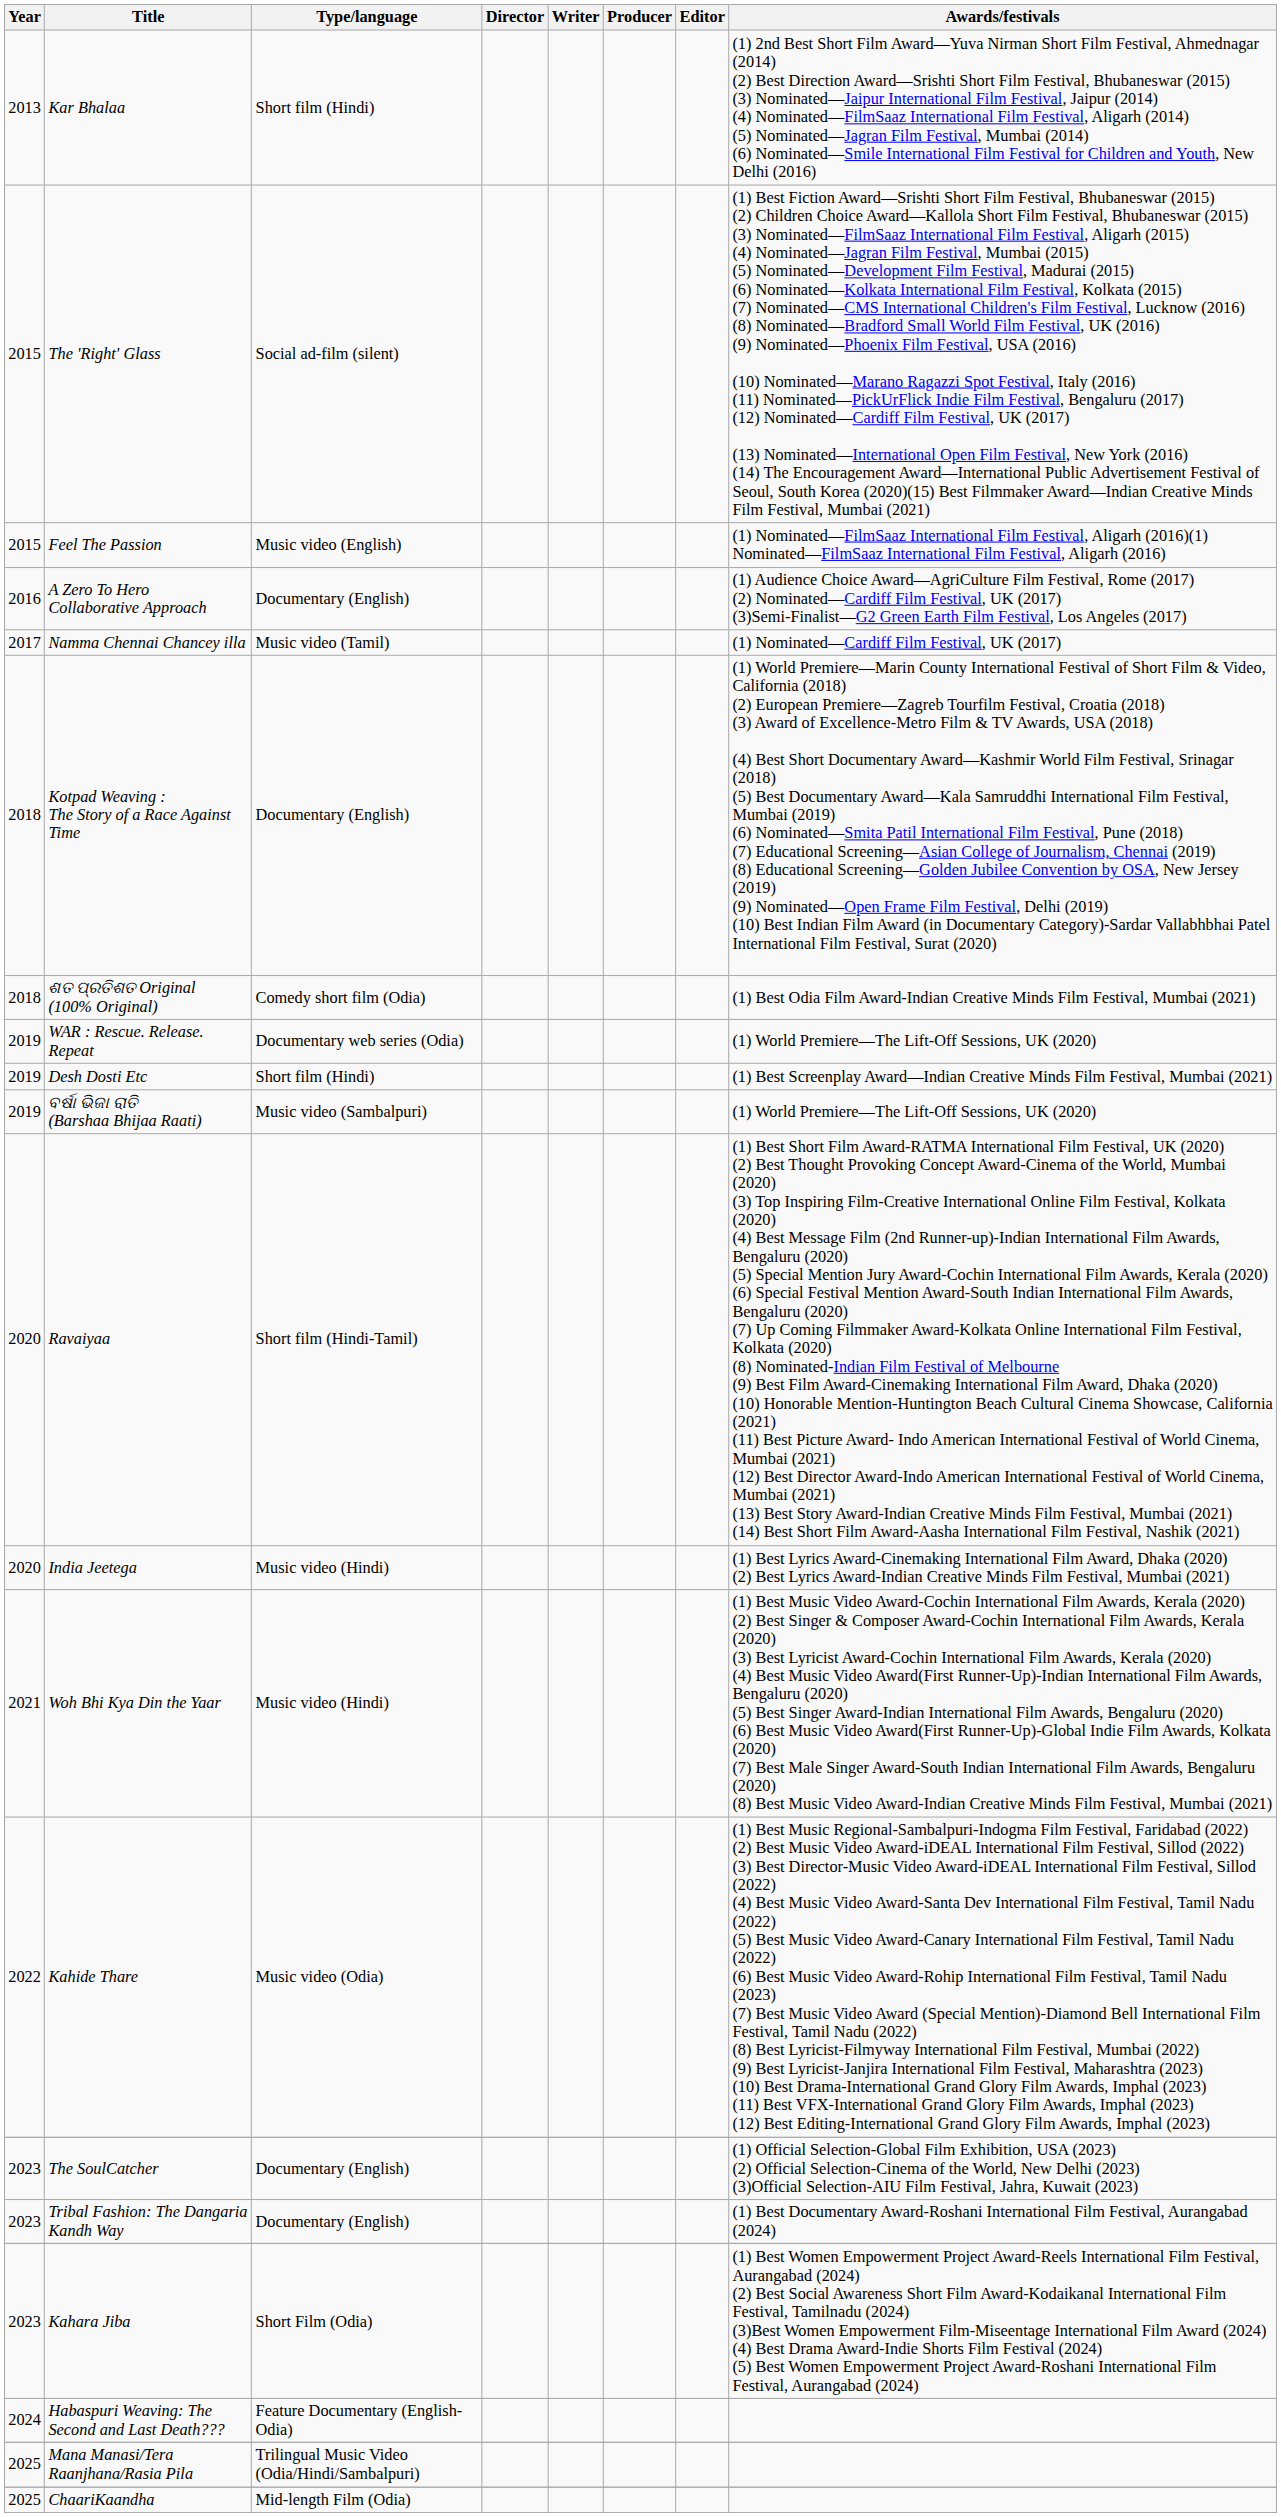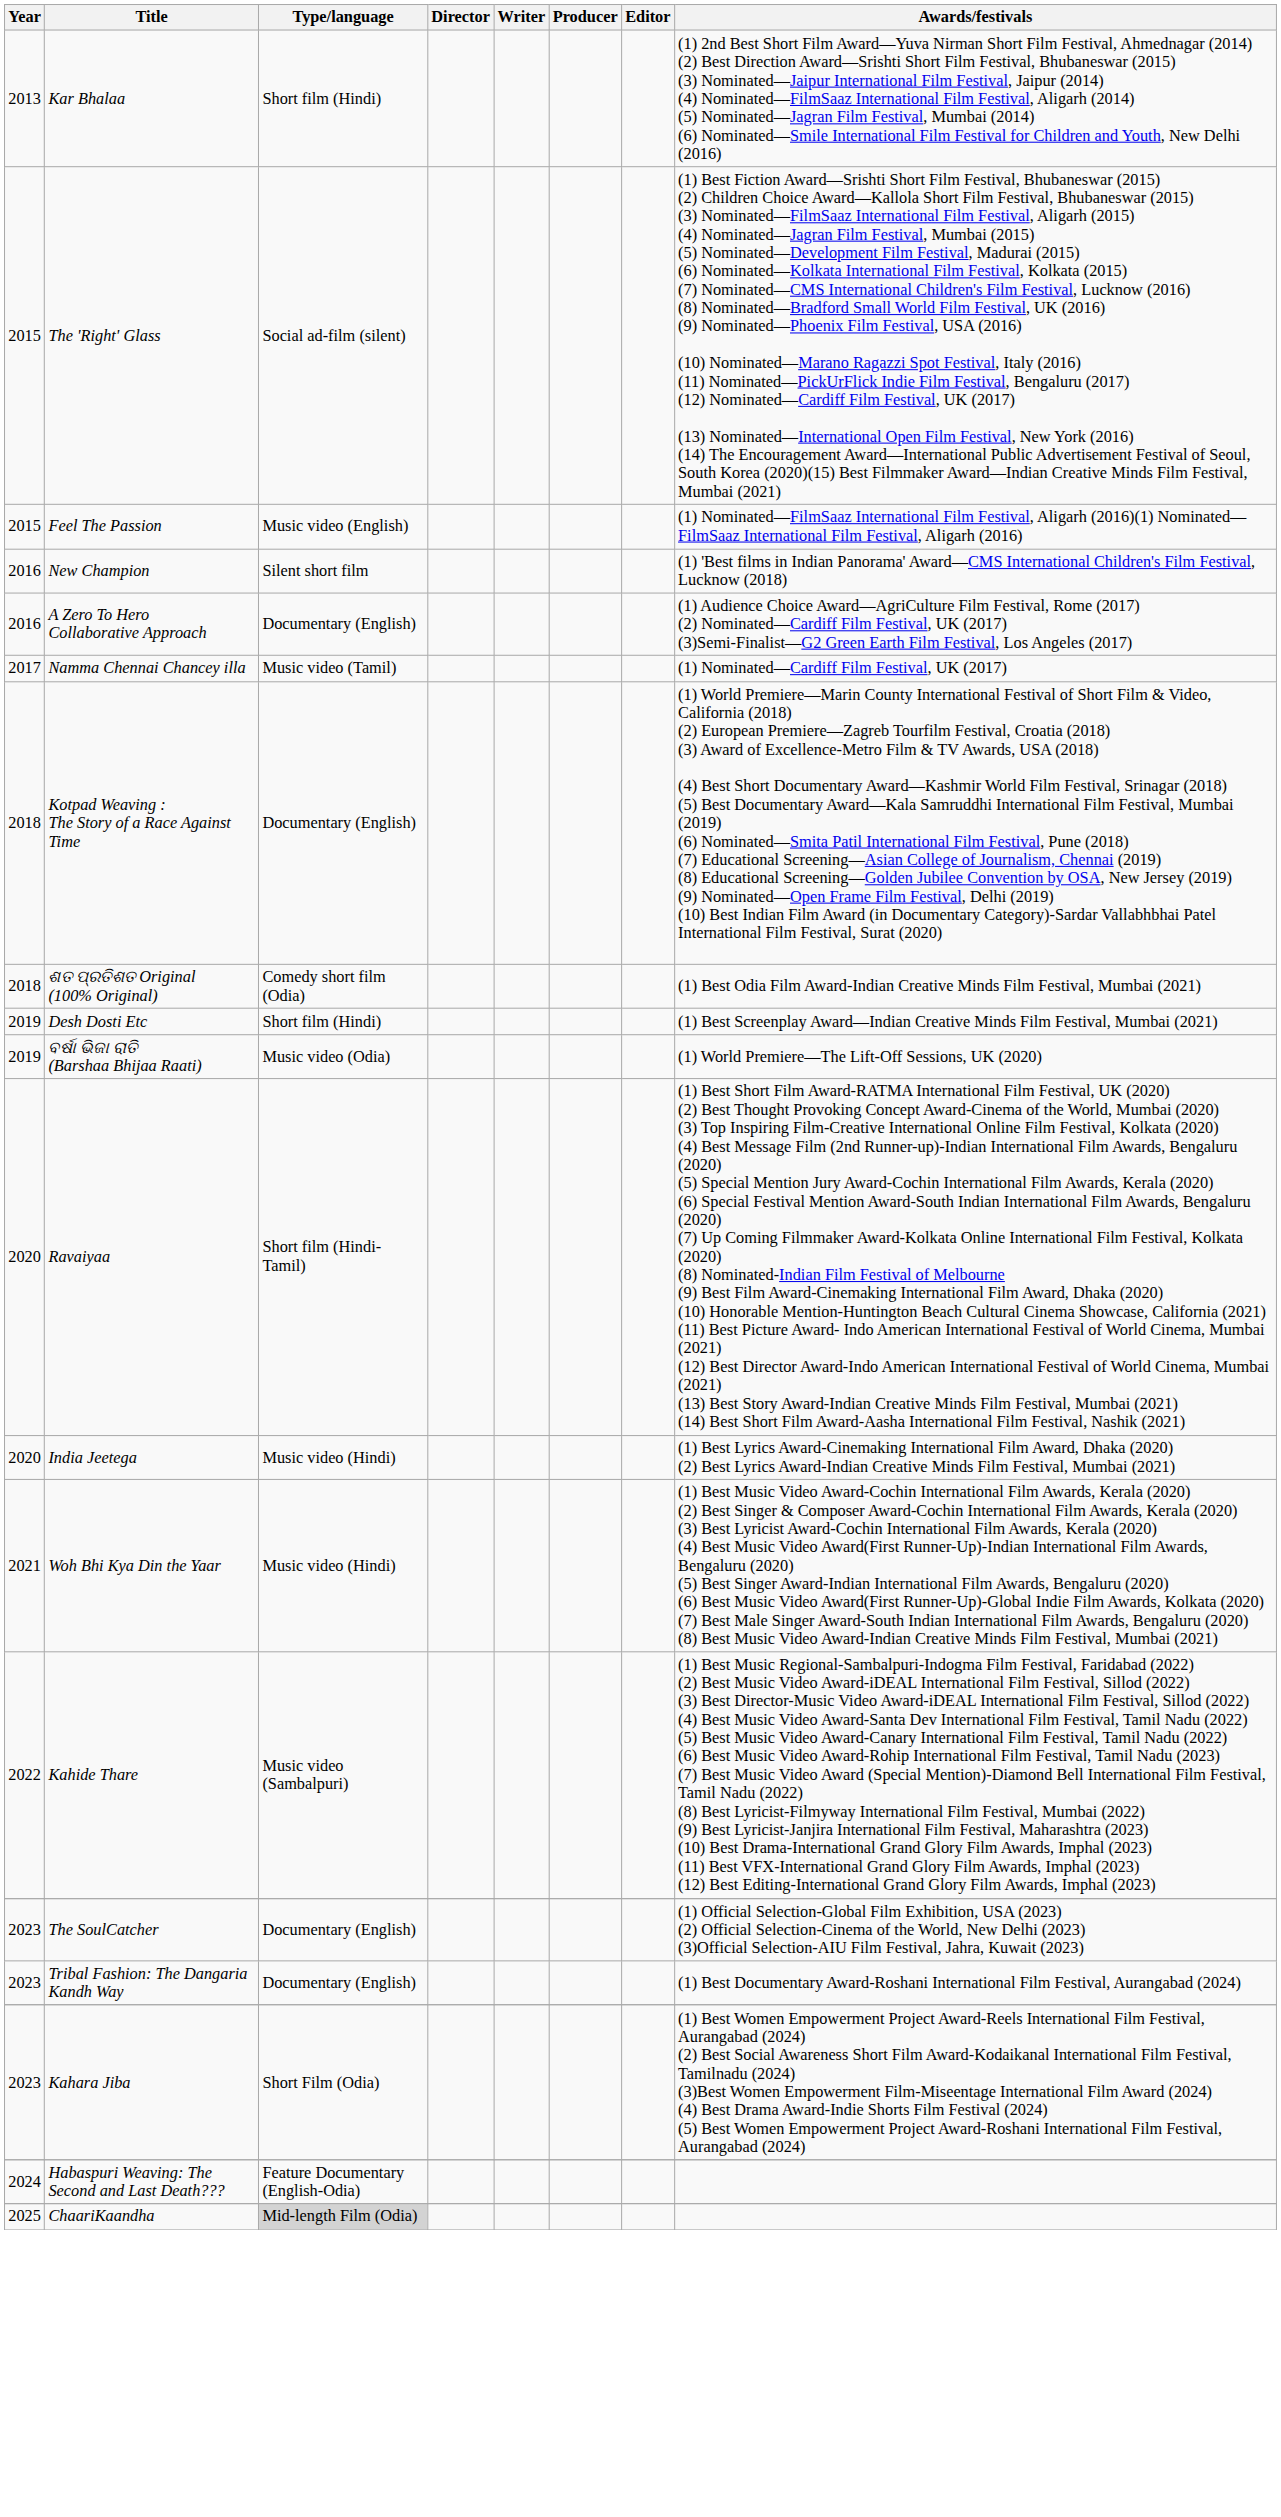+ row: (99, 570)
- row: (126, 1041)
(341, 1111) Music video (Sambalpuri) -> (326, 1056) Music video (Odia)
(319, 1977) Music video (Odia) -> (305, 1775) Music video (Sambalpuri)
- row: (121, 2464)
(333, 2499) no background -> (340, 2216) lightgrey background
